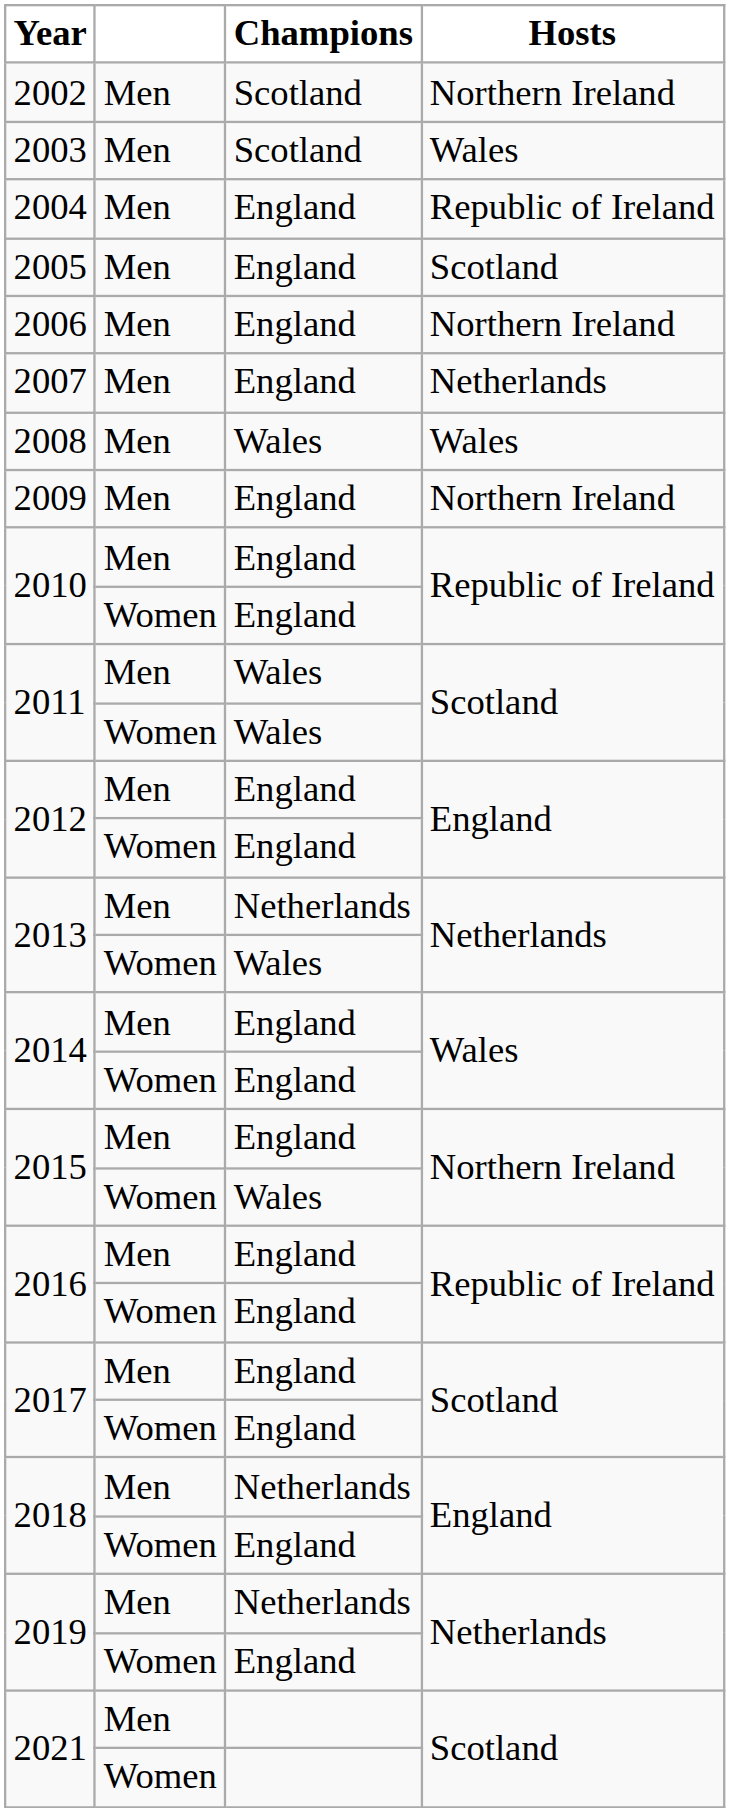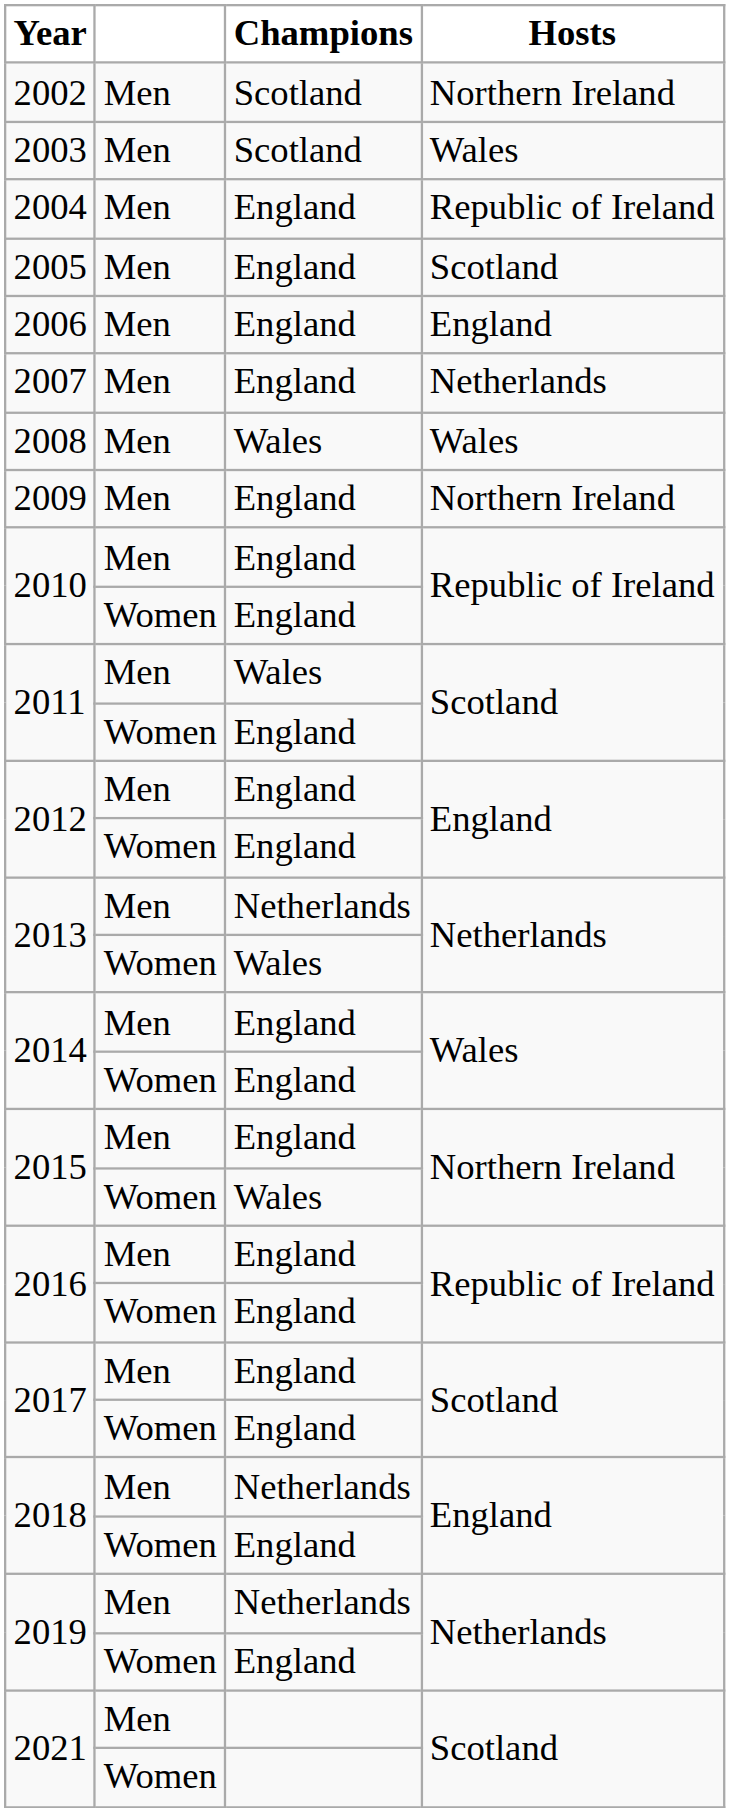(552, 324) Northern Ireland -> (491, 324) England
(278, 730) Wales -> (295, 730) England
